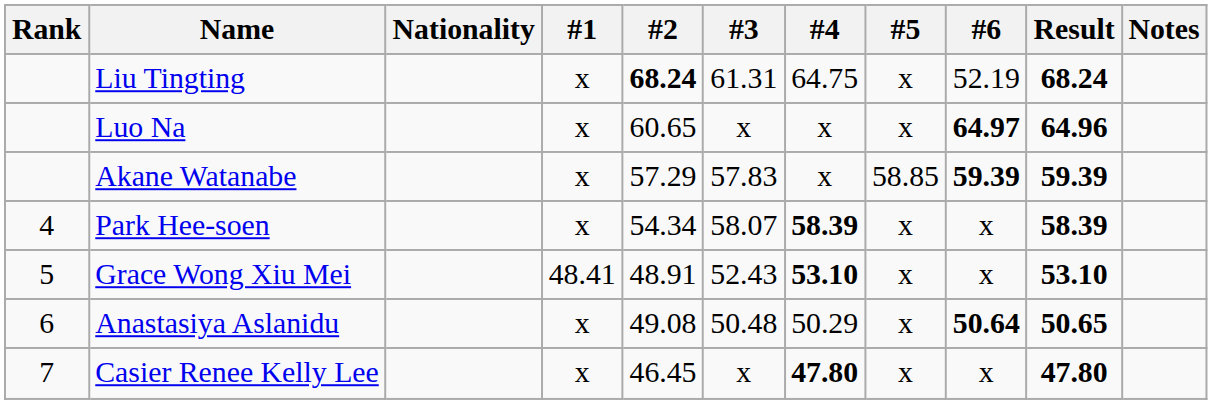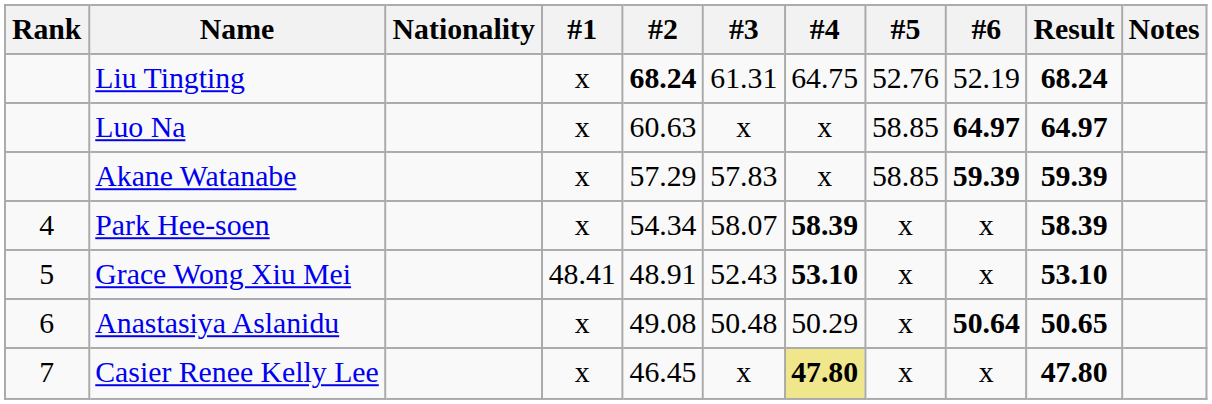(905, 78) x -> (905, 78) 52.76
(663, 127) 60.65 -> (663, 127) 60.63
(905, 127) x -> (905, 127) 58.85
(1074, 127) 64.96 -> (1074, 127) 64.97
(825, 373) no background -> (825, 373) khaki background
